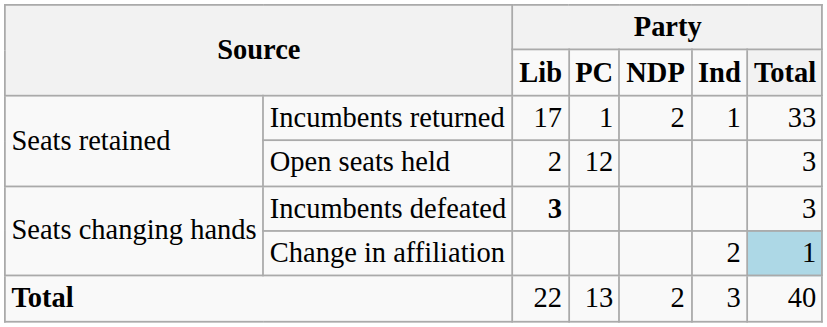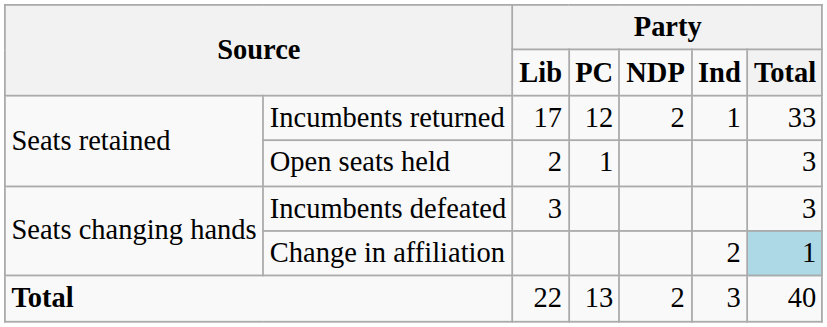(606, 117) 1 -> (599, 117) 12
(599, 162) 12 -> (606, 162) 1
(555, 207) bold -> (555, 207) normal
